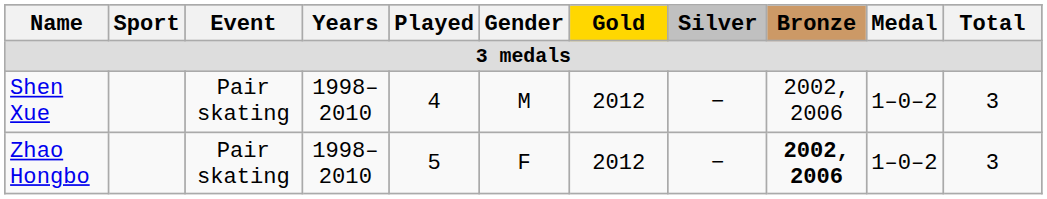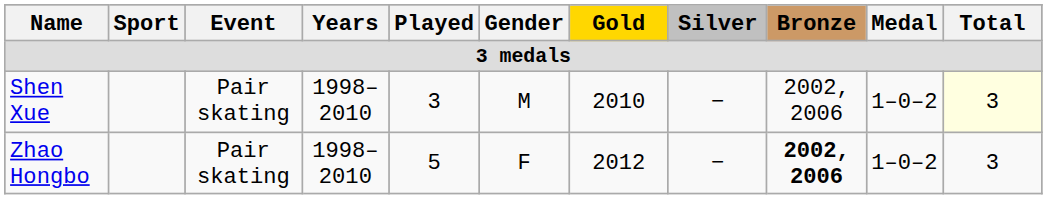(434, 102) 4 -> (434, 102) 3
(619, 102) 2012 -> (619, 102) 2010
(992, 102) no background -> (992, 102) lightyellow background
